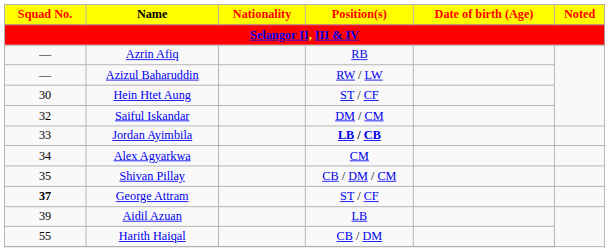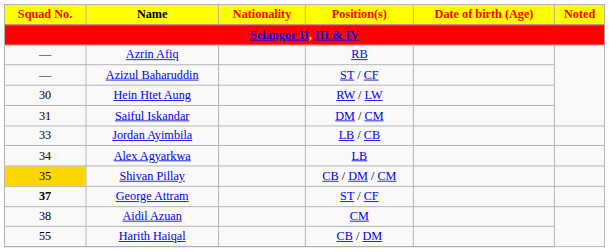(359, 75) RW / LW -> (359, 75) ST / CF
(359, 95) ST / CF -> (359, 95) RW / LW
(45, 115) 32 -> (45, 115) 31
(359, 136) bold -> (359, 136) normal
(359, 156) CM -> (359, 156) LB
(45, 176) no background -> (45, 176) gold background
(45, 216) 39 -> (45, 216) 38
(359, 216) LB -> (359, 216) CM
